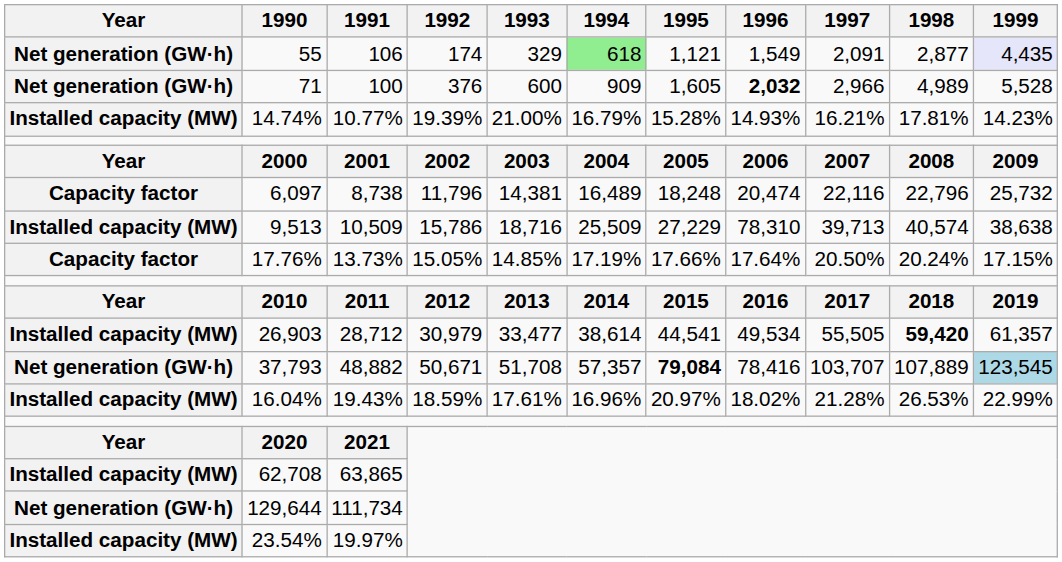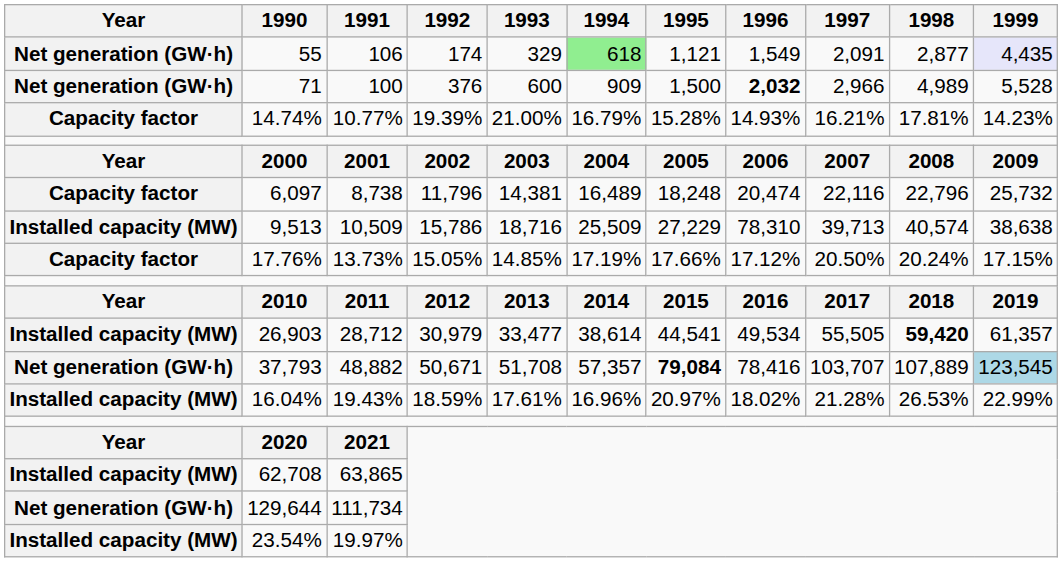(695, 86) 1,605 -> (695, 86) 1,500
(124, 119) Installed capacity (MW) -> (124, 119) Capacity factor
(765, 259) 17.64% -> (765, 259) 17.12%
